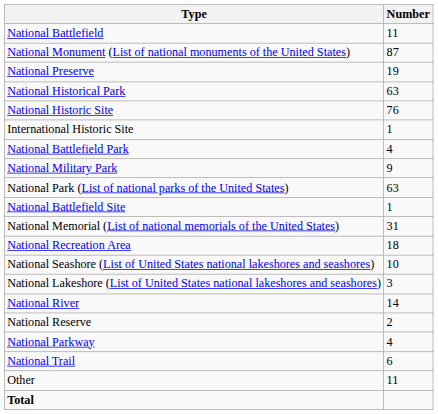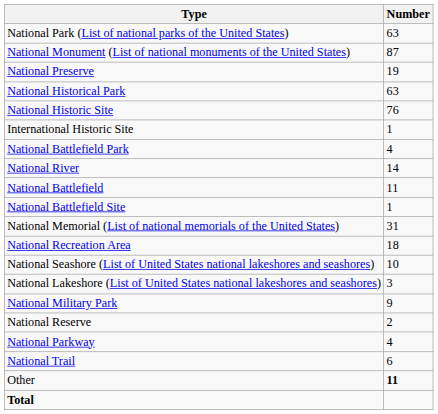rows swapped: (148, 187) <-> (55, 33)
rows swapped: (62, 168) <-> (43, 303)
(392, 380) normal -> (392, 380) bold
